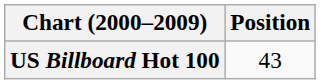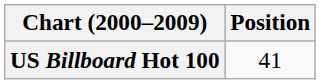(270, 59) 43 -> (270, 59) 41
